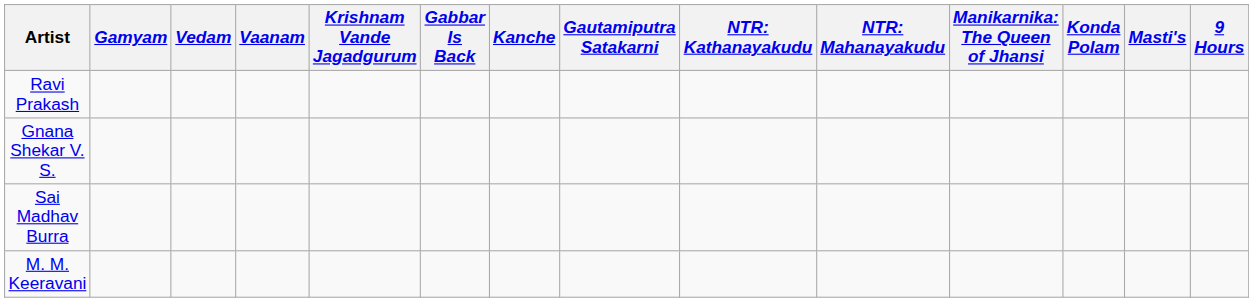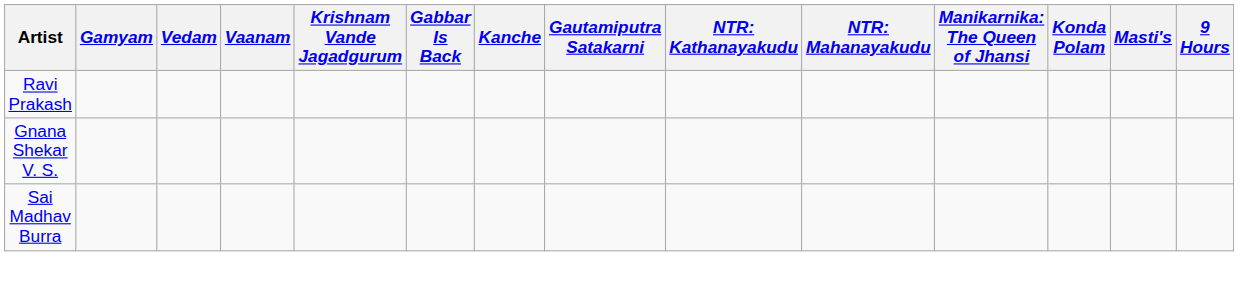- row: (47, 273)
